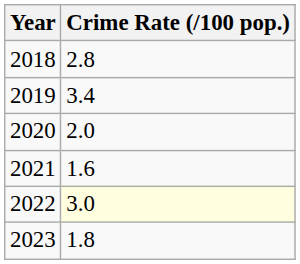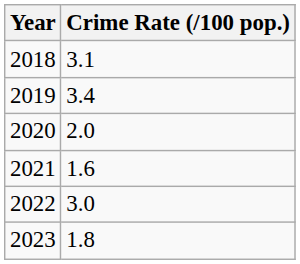(81, 58) 2.8 -> (81, 58) 3.1
(81, 204) lightyellow background -> (81, 204) no background
